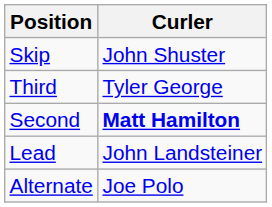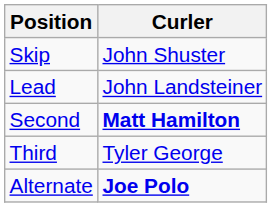rows swapped: (33, 87) <-> (33, 153)
(143, 186) normal -> (146, 186) bold
